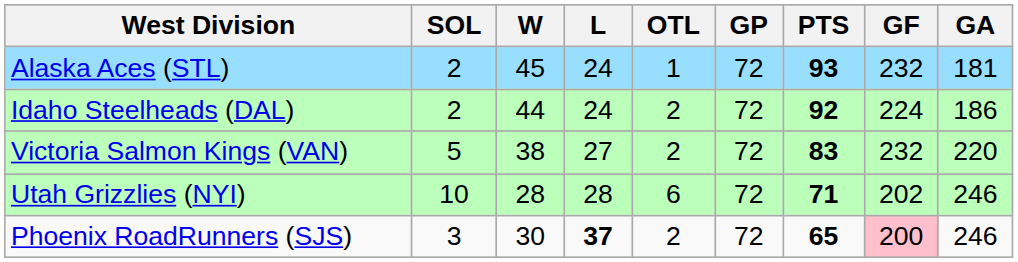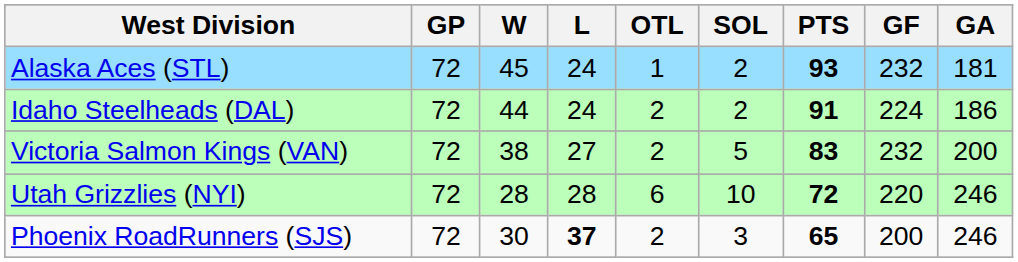columns swapped: (749, 25) <-> (454, 25)
(824, 109) 92 -> (824, 109) 91
(975, 151) 220 -> (975, 151) 200
(824, 194) 71 -> (824, 194) 72
(901, 194) 202 -> (901, 194) 220
(901, 236) pink background -> (901, 236) no background
